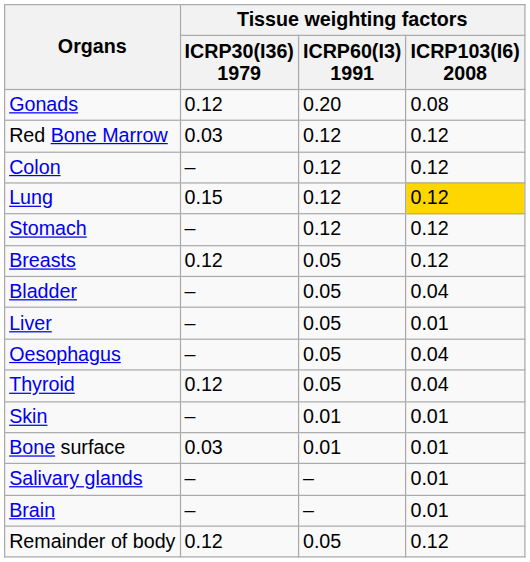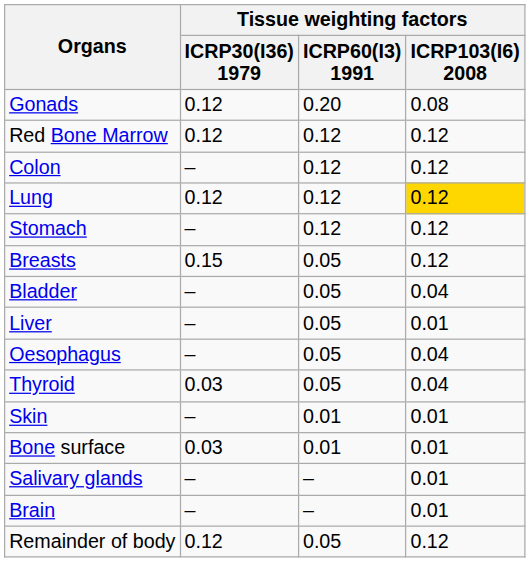(204, 135) 0.03 -> (204, 135) 0.12
(204, 198) 0.15 -> (204, 198) 0.12
(204, 260) 0.12 -> (204, 260) 0.15
(204, 385) 0.12 -> (204, 385) 0.03
